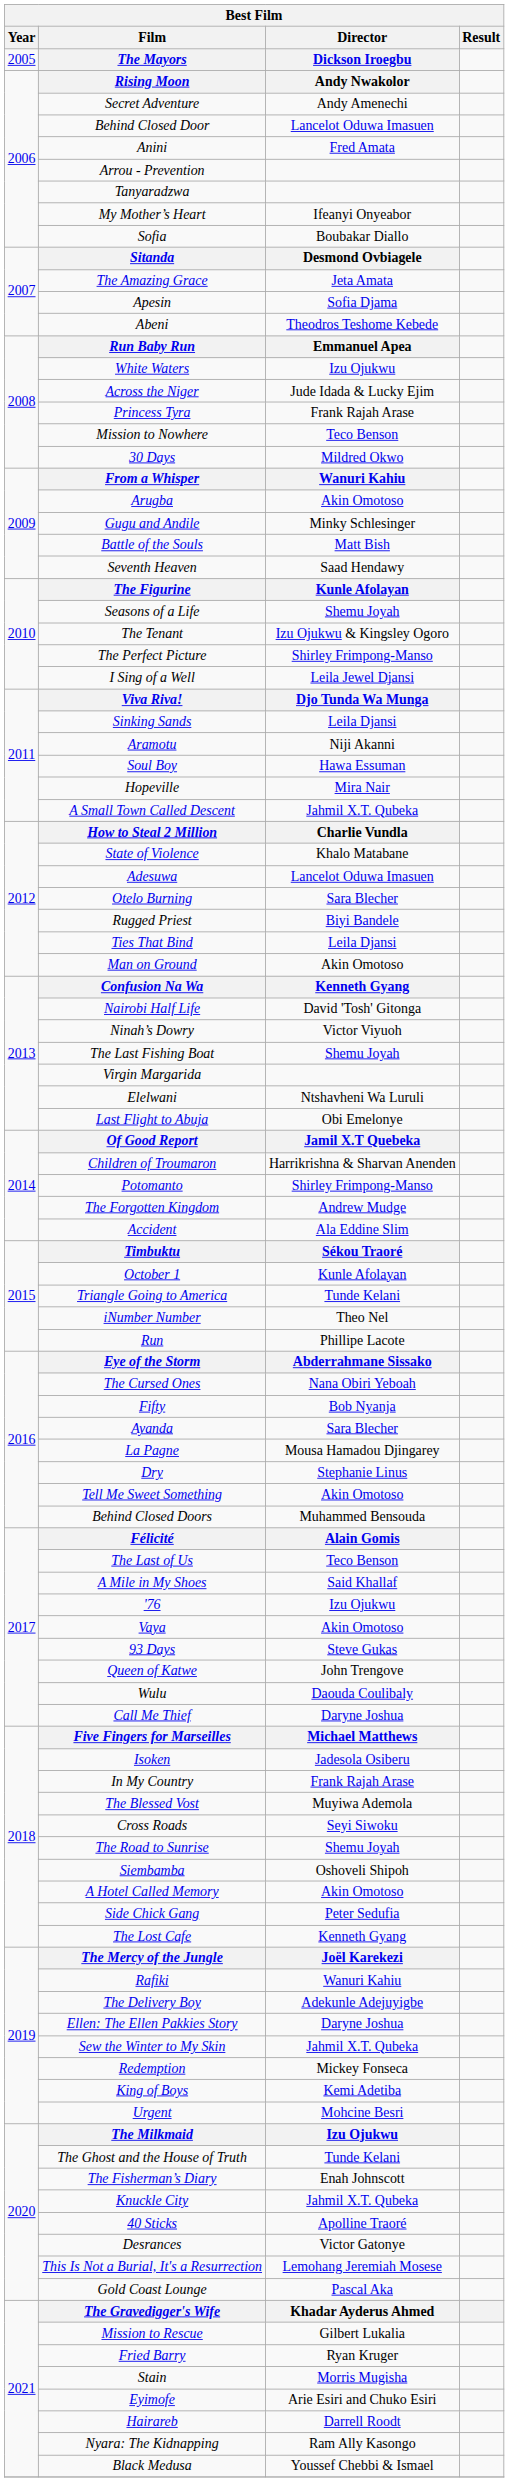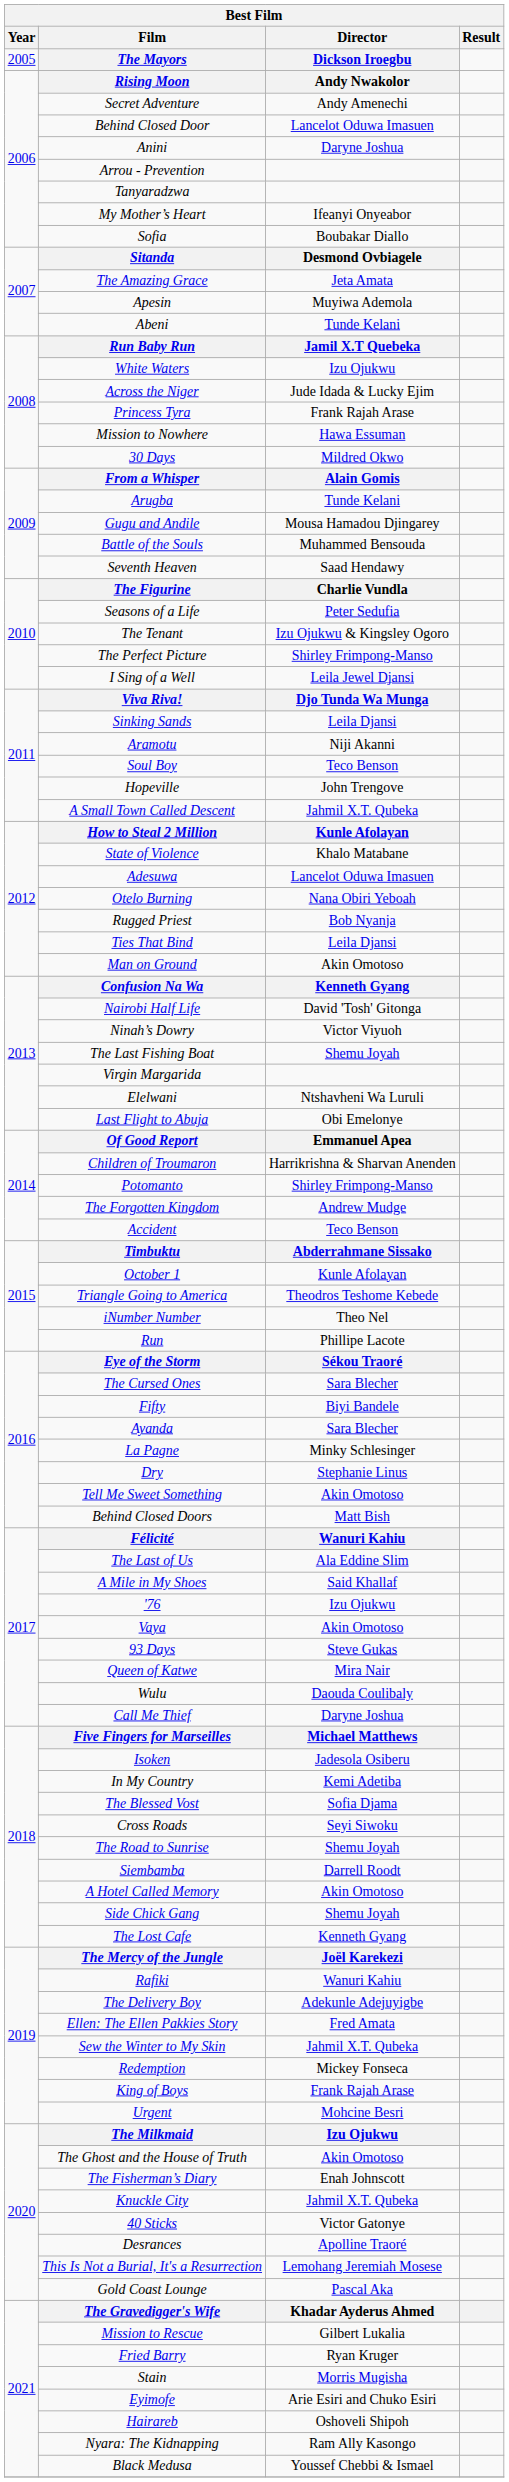(362, 147) Fred Amata -> (362, 147) Daryne Joshua
(362, 302) Sofia Djama -> (362, 302) Muyiwa Ademola
(362, 324) Theodros Teshome Kebede -> (362, 324) Tunde Kelani
(362, 346) Emmanuel Apea -> (362, 346) Jamil X.T Quebeka
(362, 434) Teco Benson -> (362, 434) Hawa Essuman
(362, 479) Wanuri Kahiu -> (362, 479) Alain Gomis
(362, 501) Akin Omotoso -> (362, 501) Tunde Kelani
(362, 523) Minky Schlesinger -> (362, 523) Mousa Hamadou Djingarey
(362, 545) Matt Bish -> (362, 545) Muhammed Bensouda
(362, 589) Kunle Afolayan -> (362, 589) Charlie Vundla
(362, 611) Shemu Joyah -> (362, 611) Peter Sedufia
(362, 766) Hawa Essuman -> (362, 766) Teco Benson
(362, 788) Mira Nair -> (362, 788) John Trengove
(362, 832) Charlie Vundla -> (362, 832) Kunle Afolayan
(362, 898) Sara Blecher -> (362, 898) Nana Obiri Yeboah
(362, 920) Biyi Bandele -> (362, 920) Bob Nyanja
(362, 1141) Jamil X.T Quebeka -> (362, 1141) Emmanuel Apea
(362, 1229) Ala Eddine Slim -> (362, 1229) Teco Benson
(362, 1251) Sékou Traoré -> (362, 1251) Abderrahmane Sissako
(362, 1295) Tunde Kelani -> (362, 1295) Theodros Teshome Kebede
(362, 1362) Abderrahmane Sissako -> (362, 1362) Sékou Traoré
(362, 1384) Nana Obiri Yeboah -> (362, 1384) Sara Blecher
(362, 1406) Bob Nyanja -> (362, 1406) Biyi Bandele
(362, 1450) Mousa Hamadou Djingarey -> (362, 1450) Minky Schlesinger
(362, 1516) Muhammed Bensouda -> (362, 1516) Matt Bish
(362, 1538) Alain Gomis -> (362, 1538) Wanuri Kahiu
(362, 1560) Teco Benson -> (362, 1560) Ala Eddine Slim
(362, 1671) John Trengove -> (362, 1671) Mira Nair
(362, 1781) Frank Rajah Arase -> (362, 1781) Kemi Adetiba
(362, 1803) Muyiwa Ademola -> (362, 1803) Sofia Djama
(362, 1869) Oshoveli Shipoh -> (362, 1869) Darrell Roodt
(362, 1914) Peter Sedufia -> (362, 1914) Shemu Joyah
(362, 2024) Daryne Joshua -> (362, 2024) Fred Amata
(362, 2090) Kemi Adetiba -> (362, 2090) Frank Rajah Arase
(362, 2156) Tunde Kelani -> (362, 2156) Akin Omotoso
(362, 2223) Apolline Traoré -> (362, 2223) Victor Gatonye
(362, 2245) Victor Gatonye -> (362, 2245) Apolline Traoré
(362, 2421) Darrell Roodt -> (362, 2421) Oshoveli Shipoh
